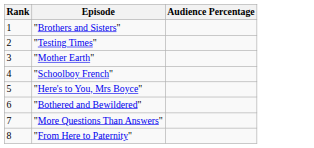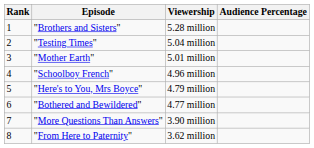+ column: (191, 12)
